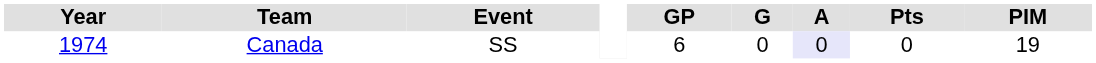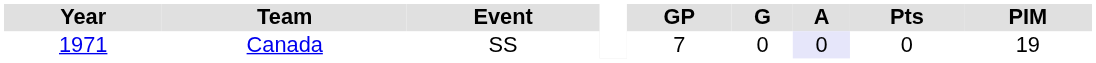(83, 44) 1974 -> (83, 44) 1971
(679, 44) 6 -> (679, 44) 7
